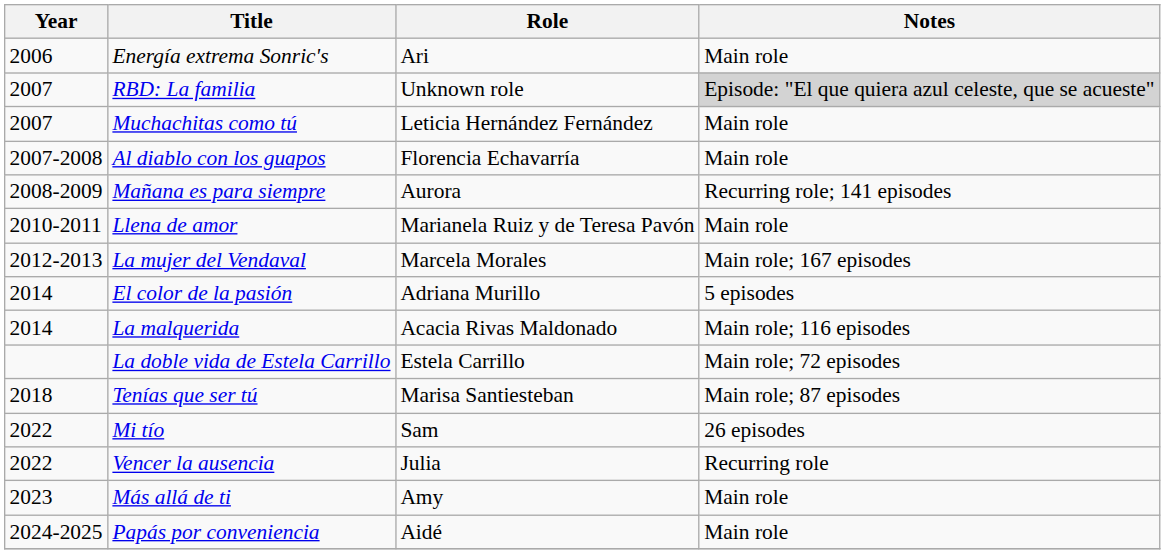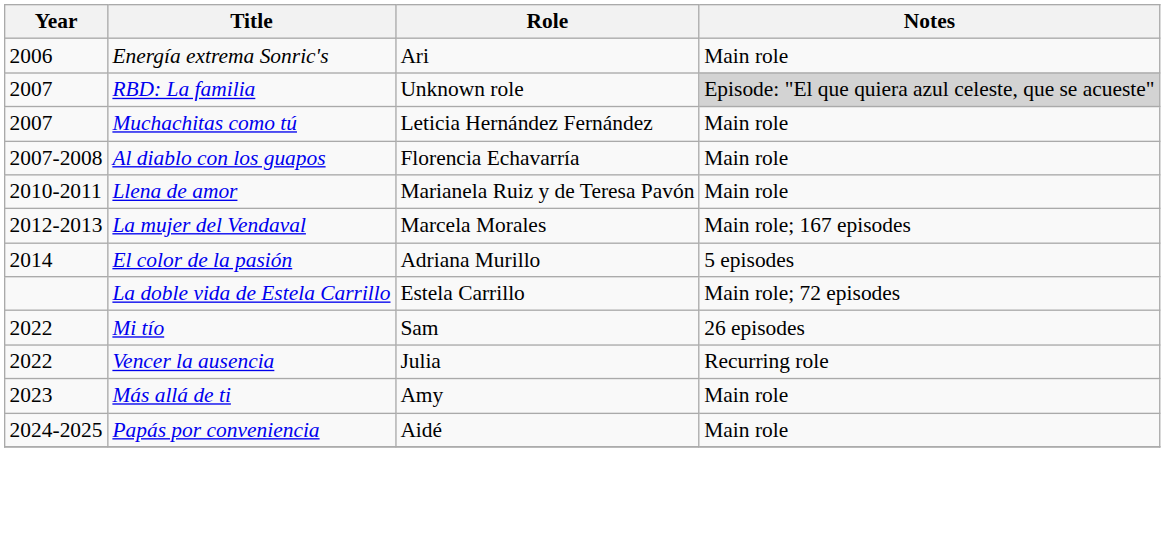- row: (219, 191)
- row: (176, 327)
- row: (185, 395)
